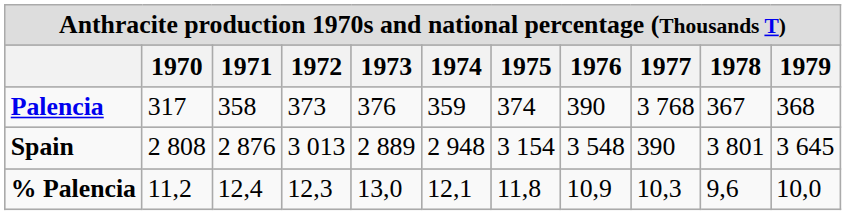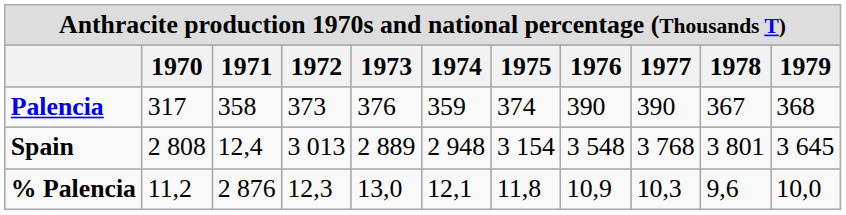(666, 106) 3 768 -> (656, 106) 390
(247, 147) 2 876 -> (240, 147) 12,4
(656, 147) 390 -> (666, 147) 3 768
(240, 188) 12,4 -> (247, 188) 2 876
